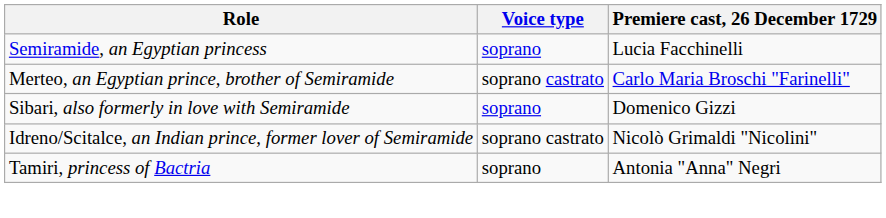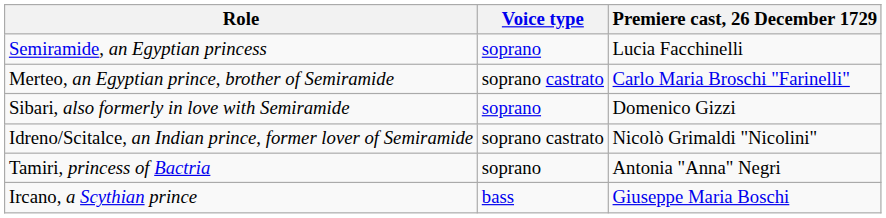+ row: (103, 197)
